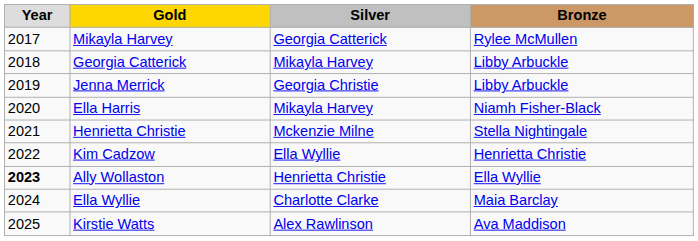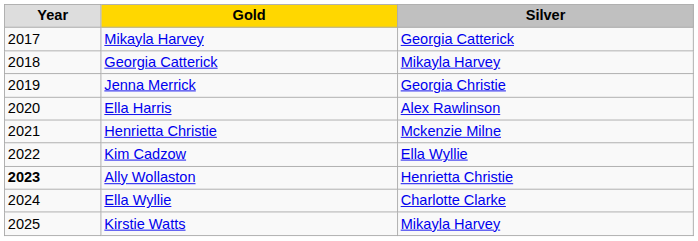- column: (582, 16)
(323, 108) Mikayla Harvey -> (450, 108) Alex Rawlinson
(323, 223) Alex Rawlinson -> (450, 223) Mikayla Harvey
